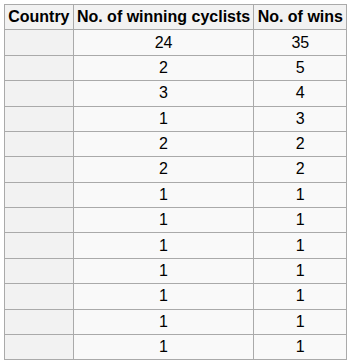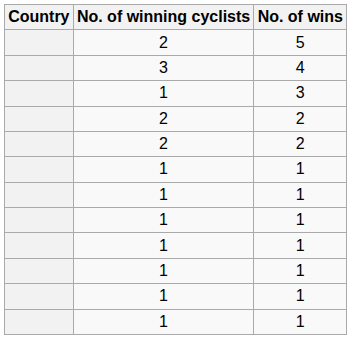- row: (164, 42)
